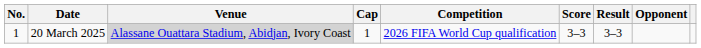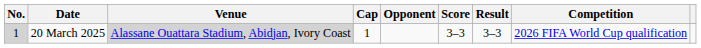columns swapped: (661, 14) <-> (470, 14)
(16, 33) no background -> (16, 33) lightgrey background
